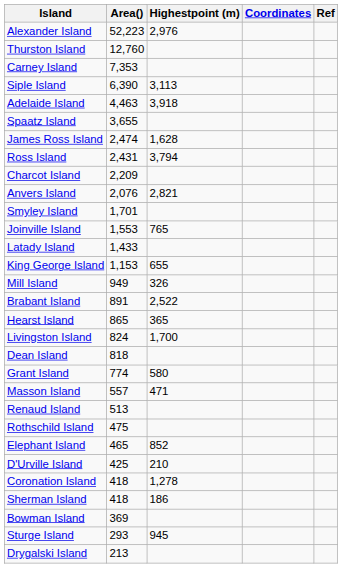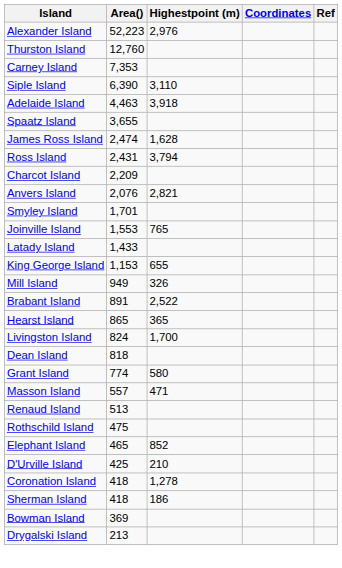(163, 85) 3,113 -> (163, 85) 3,110
- row: (40, 535)
